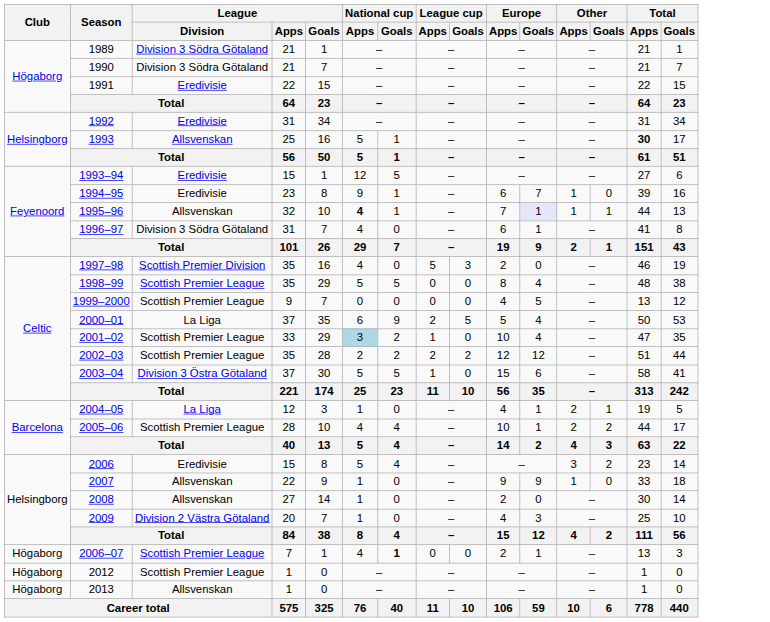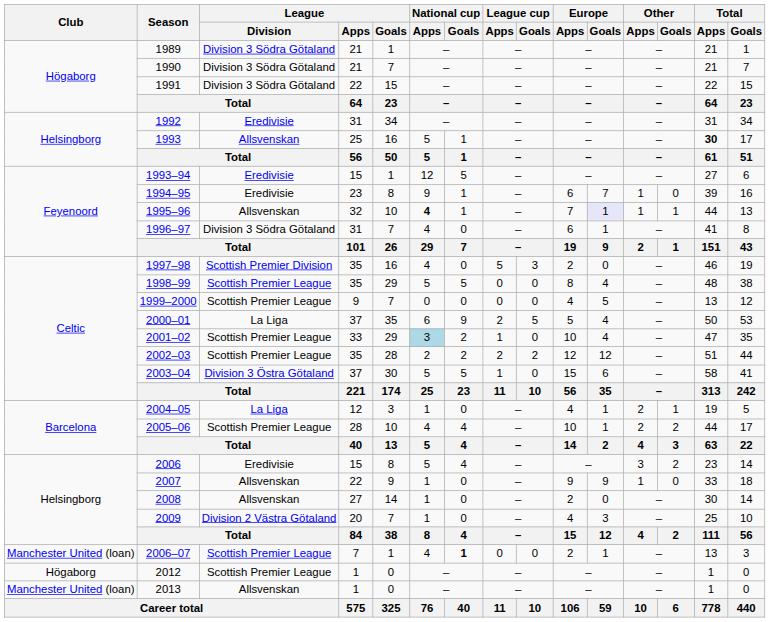(202, 85) Eredivisie -> (269, 85) Division 3 Södra Götaland
(37, 553) Högaborg -> (71, 553) Manchester United (loan)
(37, 590) Högaborg -> (71, 590) Manchester United (loan)
